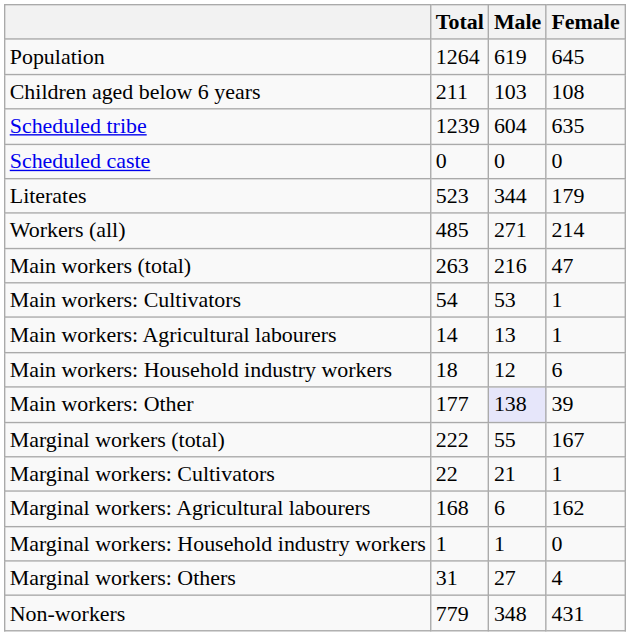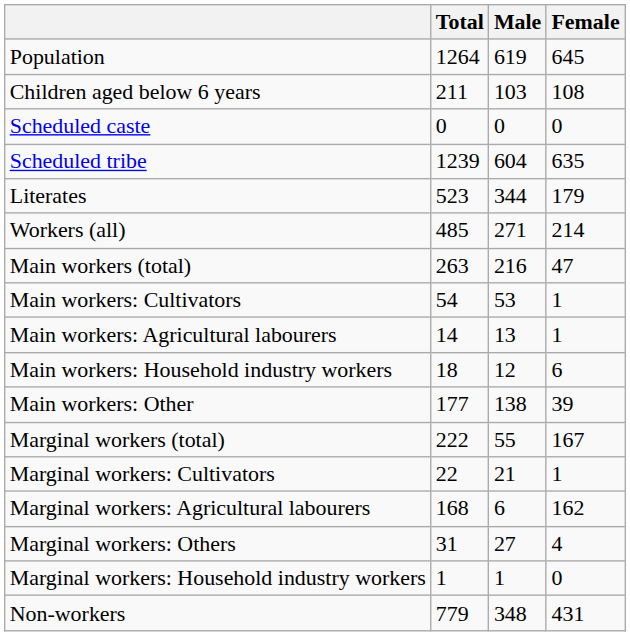rows swapped: (80, 160) <-> (78, 126)
(510, 404) lavender background -> (510, 404) no background
rows swapped: (218, 543) <-> (123, 578)
